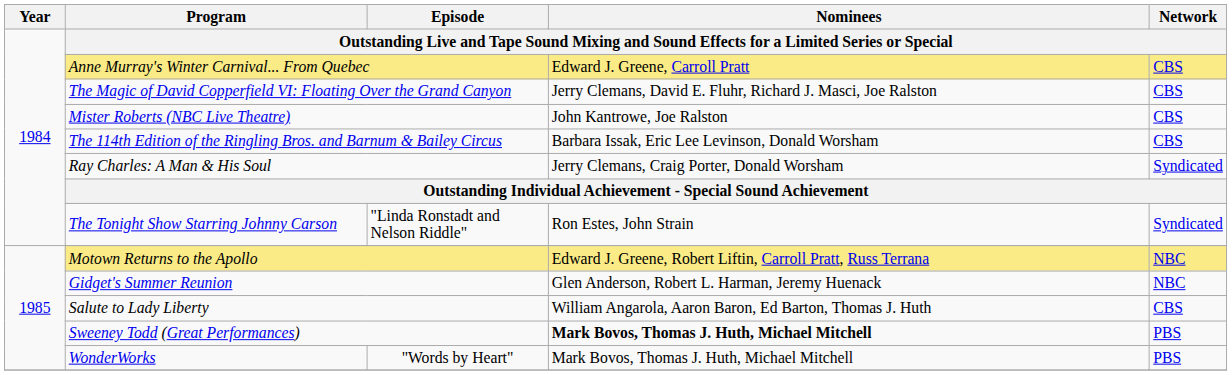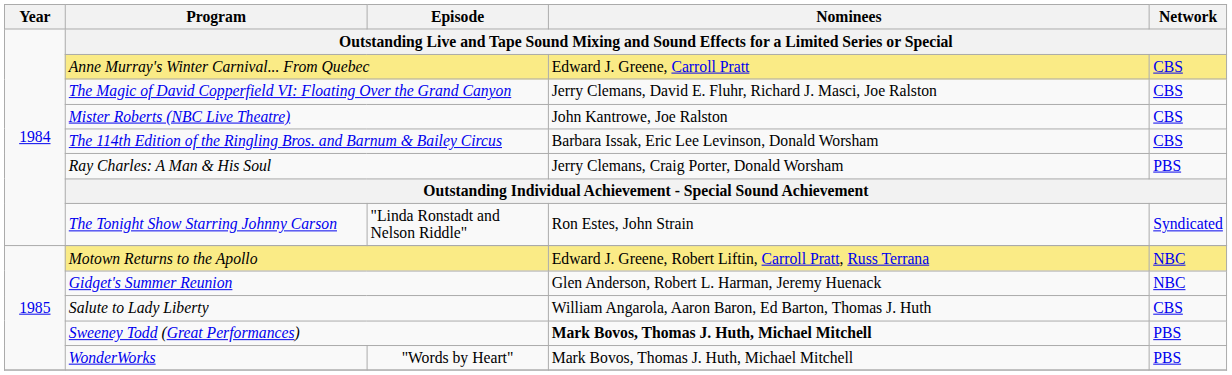(1188, 166) Syndicated -> (1167, 166) PBS
